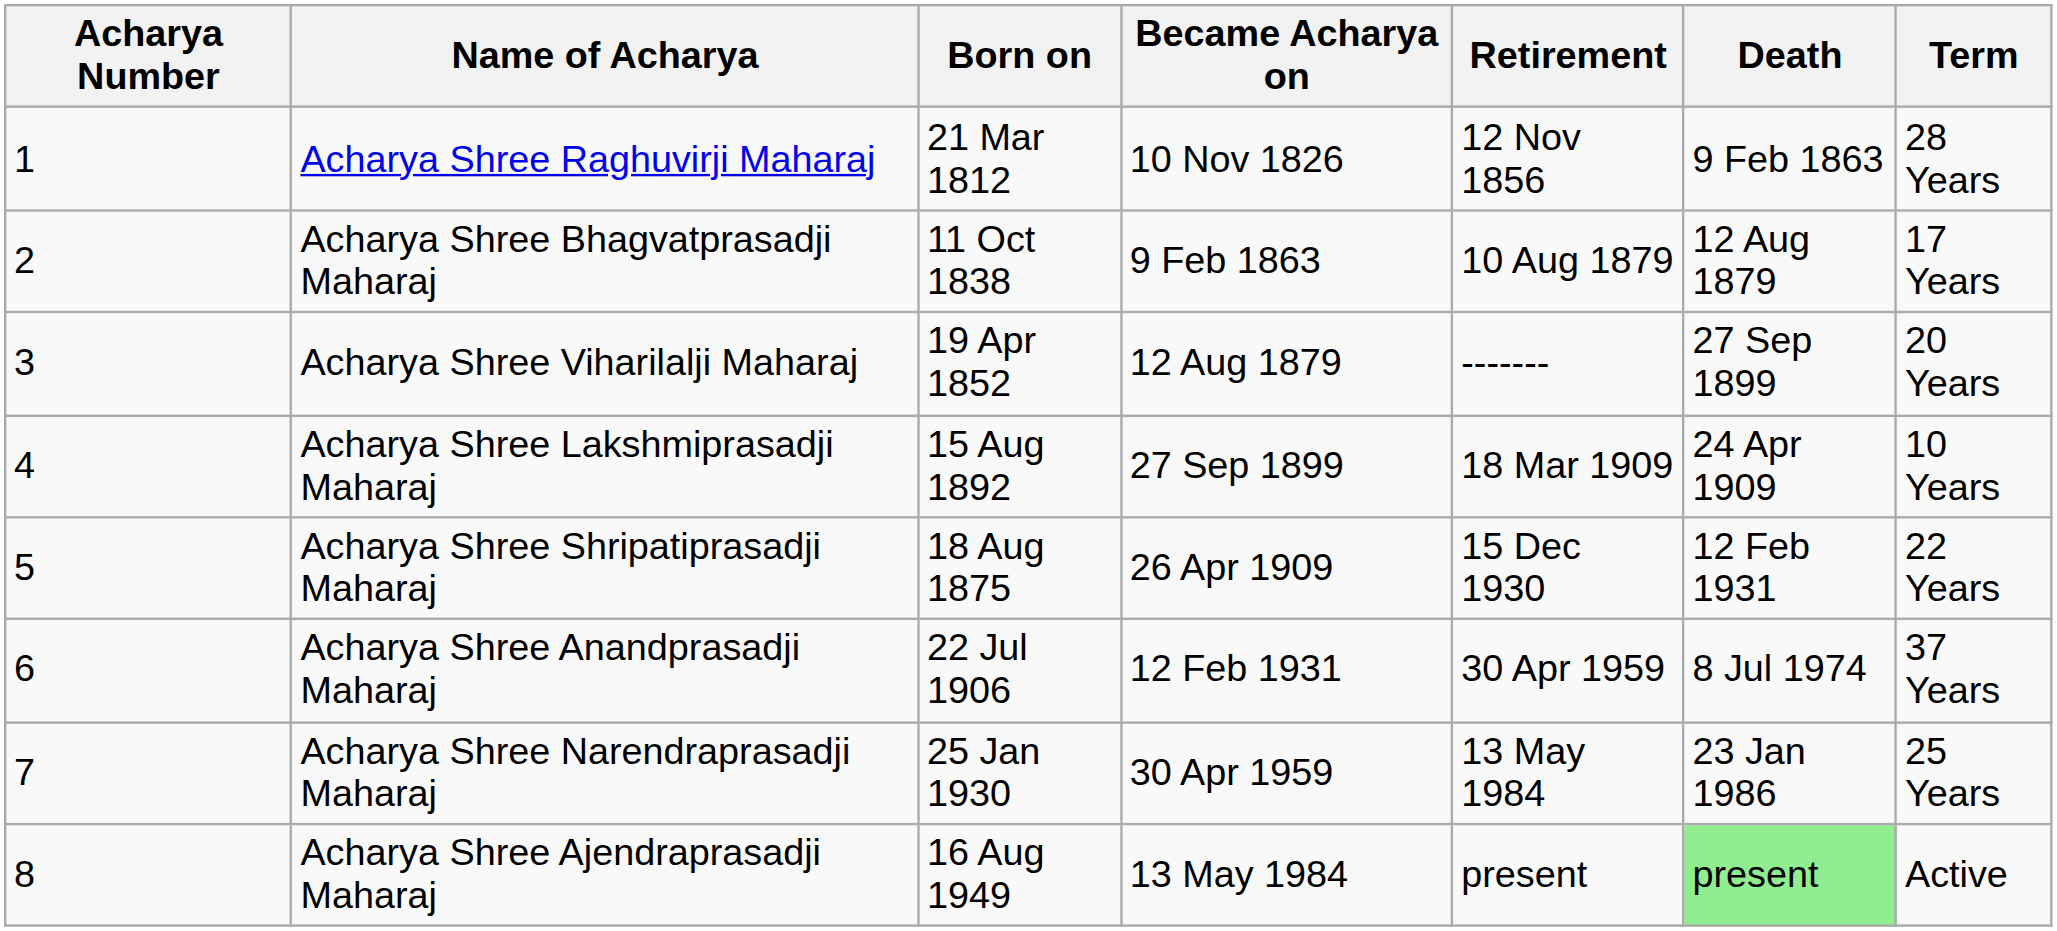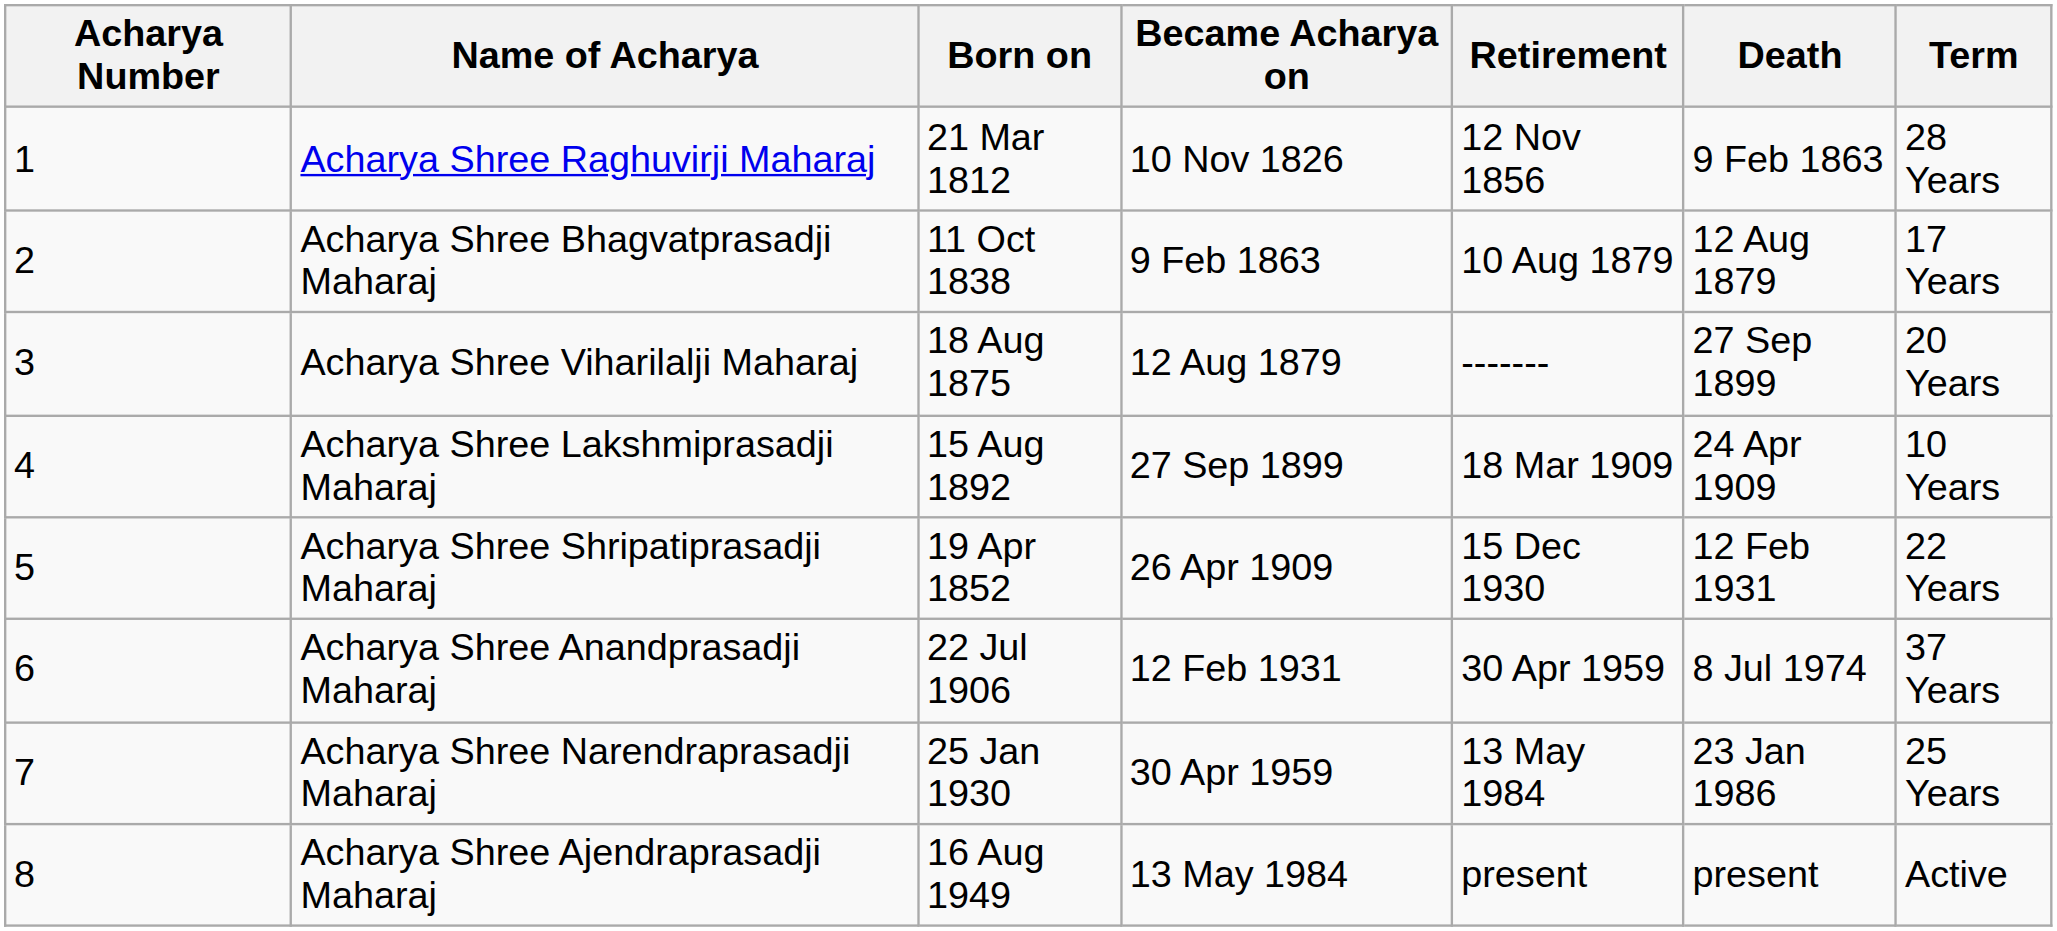(982, 362) 19 Apr 1852 -> (986, 362) 18 Aug 1875
(986, 567) 18 Aug 1875 -> (982, 567) 19 Apr 1852
(1755, 874) lightgreen background -> (1755, 874) no background
